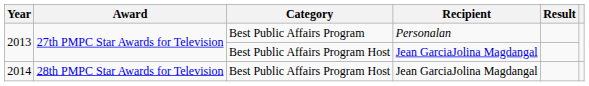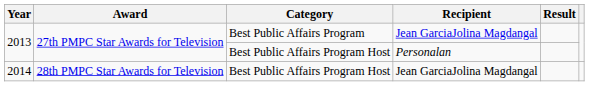(423, 33) Personalan -> (467, 33) Jean GarciaJolina Magdangal
(467, 52) Jean GarciaJolina Magdangal -> (423, 52) Personalan
